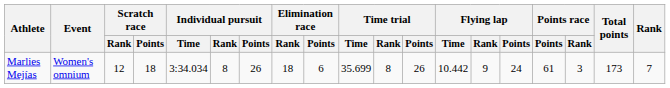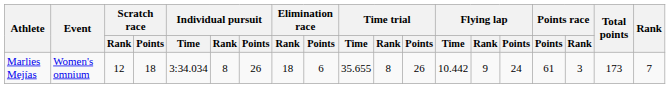(356, 68) 35.699 -> (356, 68) 35.655
